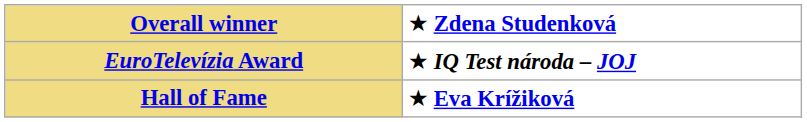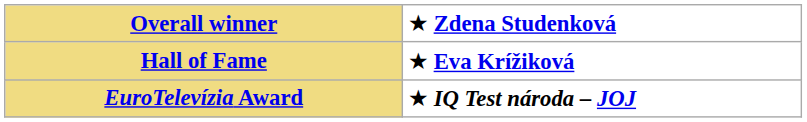rows swapped: (204, 98) <-> (204, 60)
